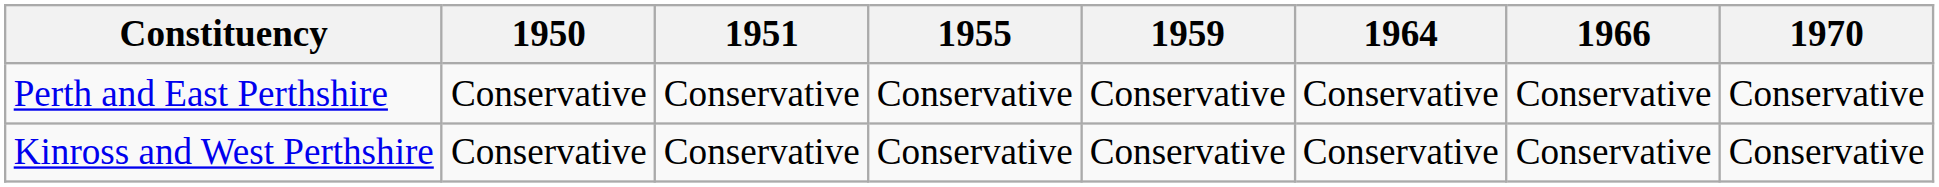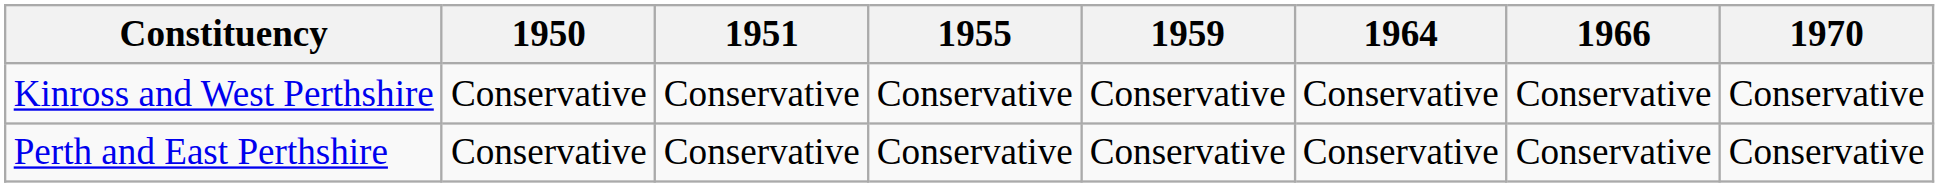rows swapped: (224, 151) <-> (201, 92)
